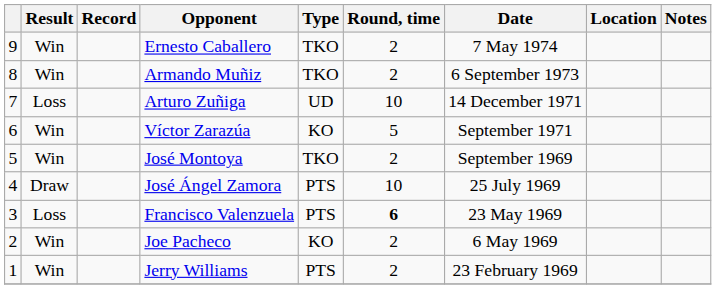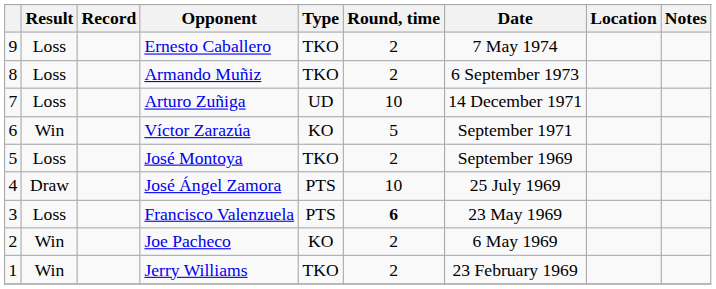(49, 46) Win -> (49, 46) Loss
(49, 74) Win -> (49, 74) Loss
(49, 158) Win -> (49, 158) Loss
(321, 269) PTS -> (321, 269) TKO
